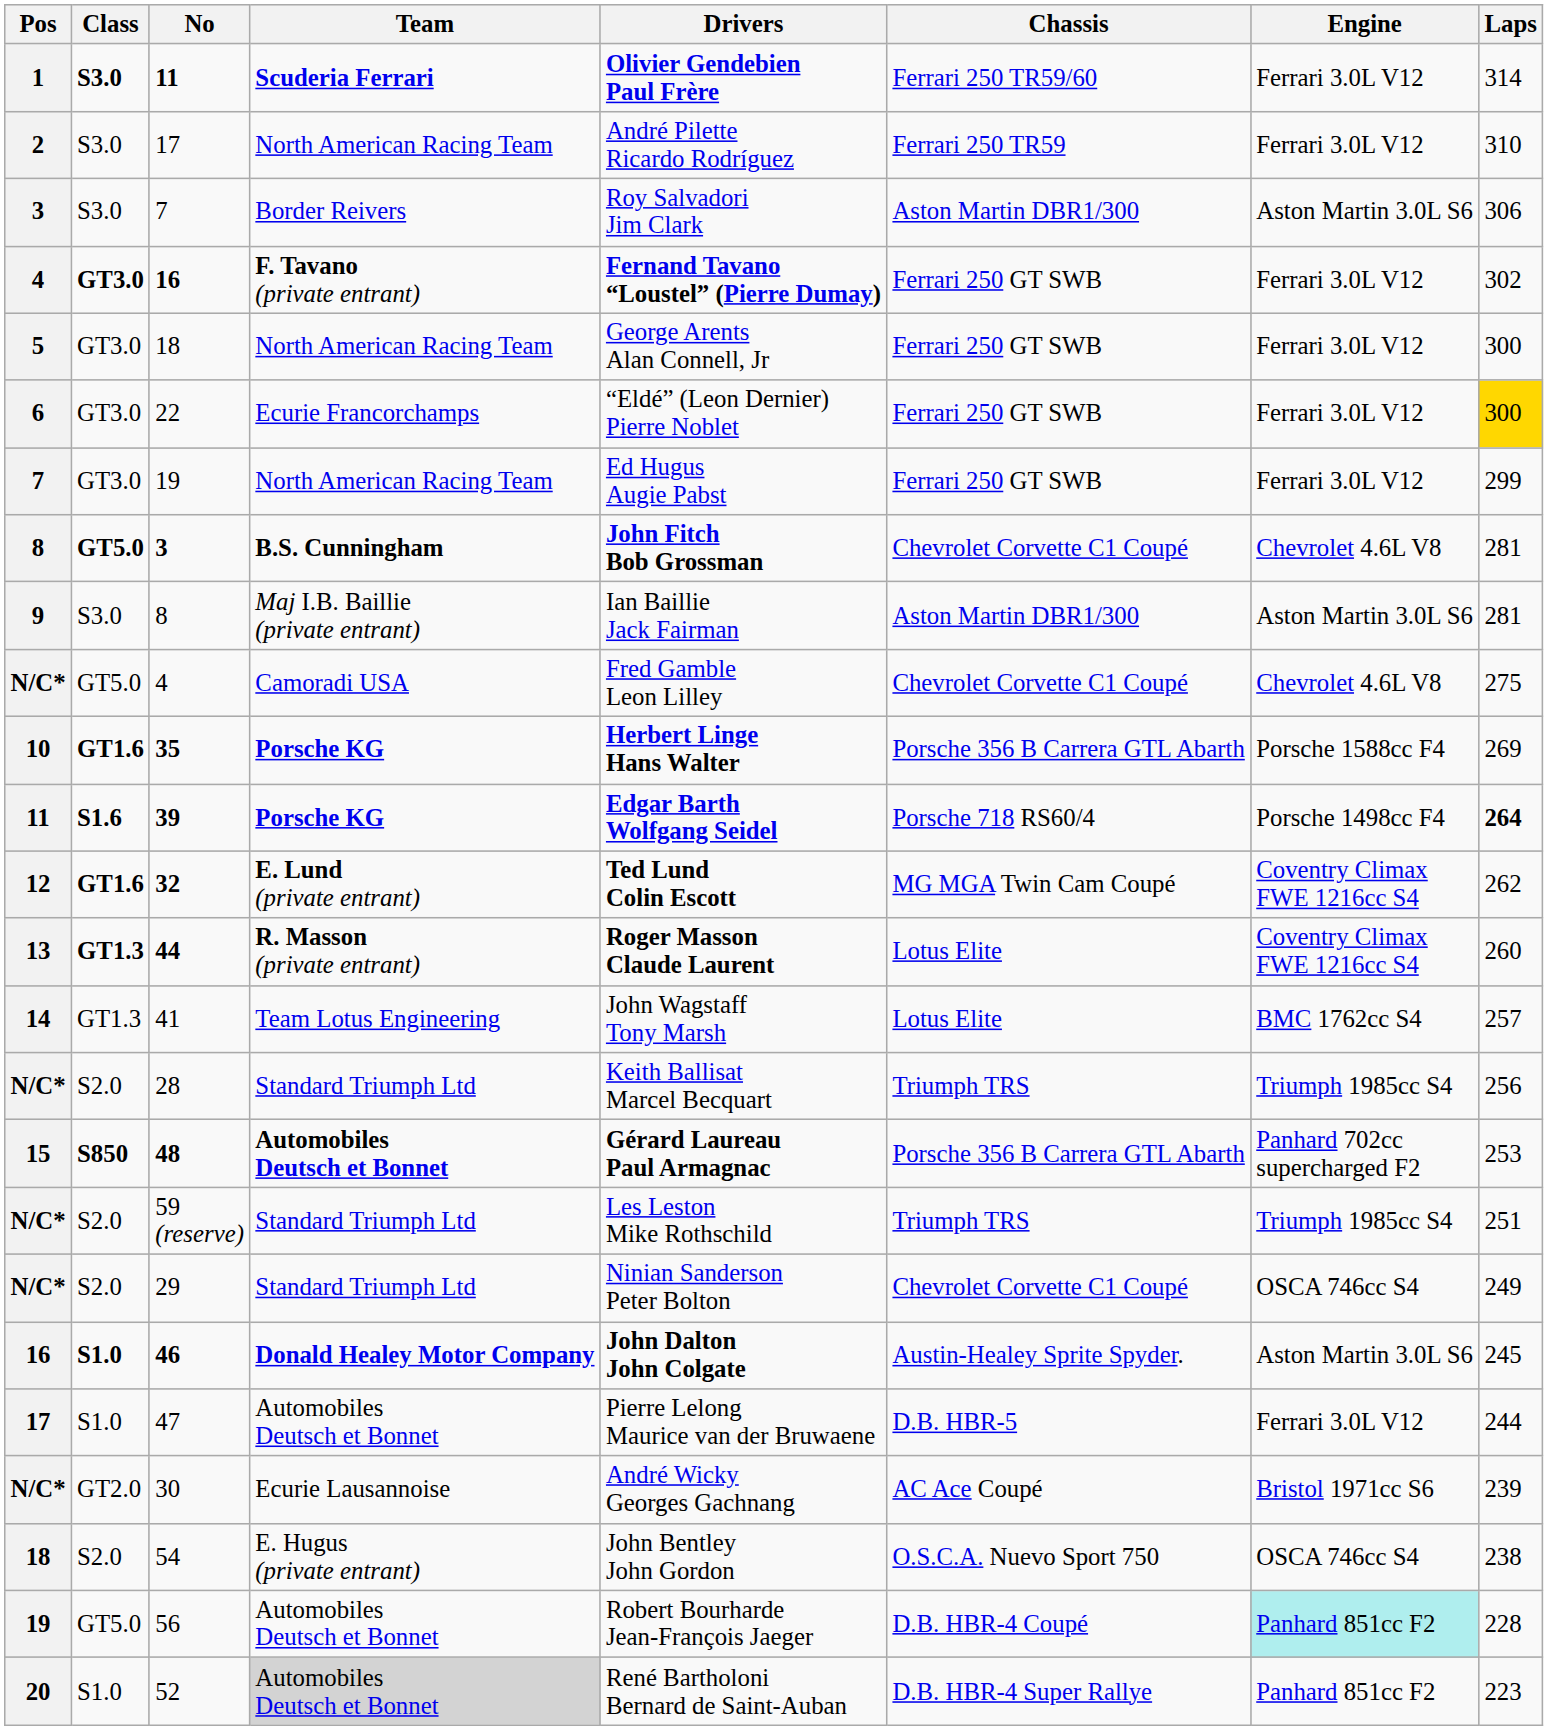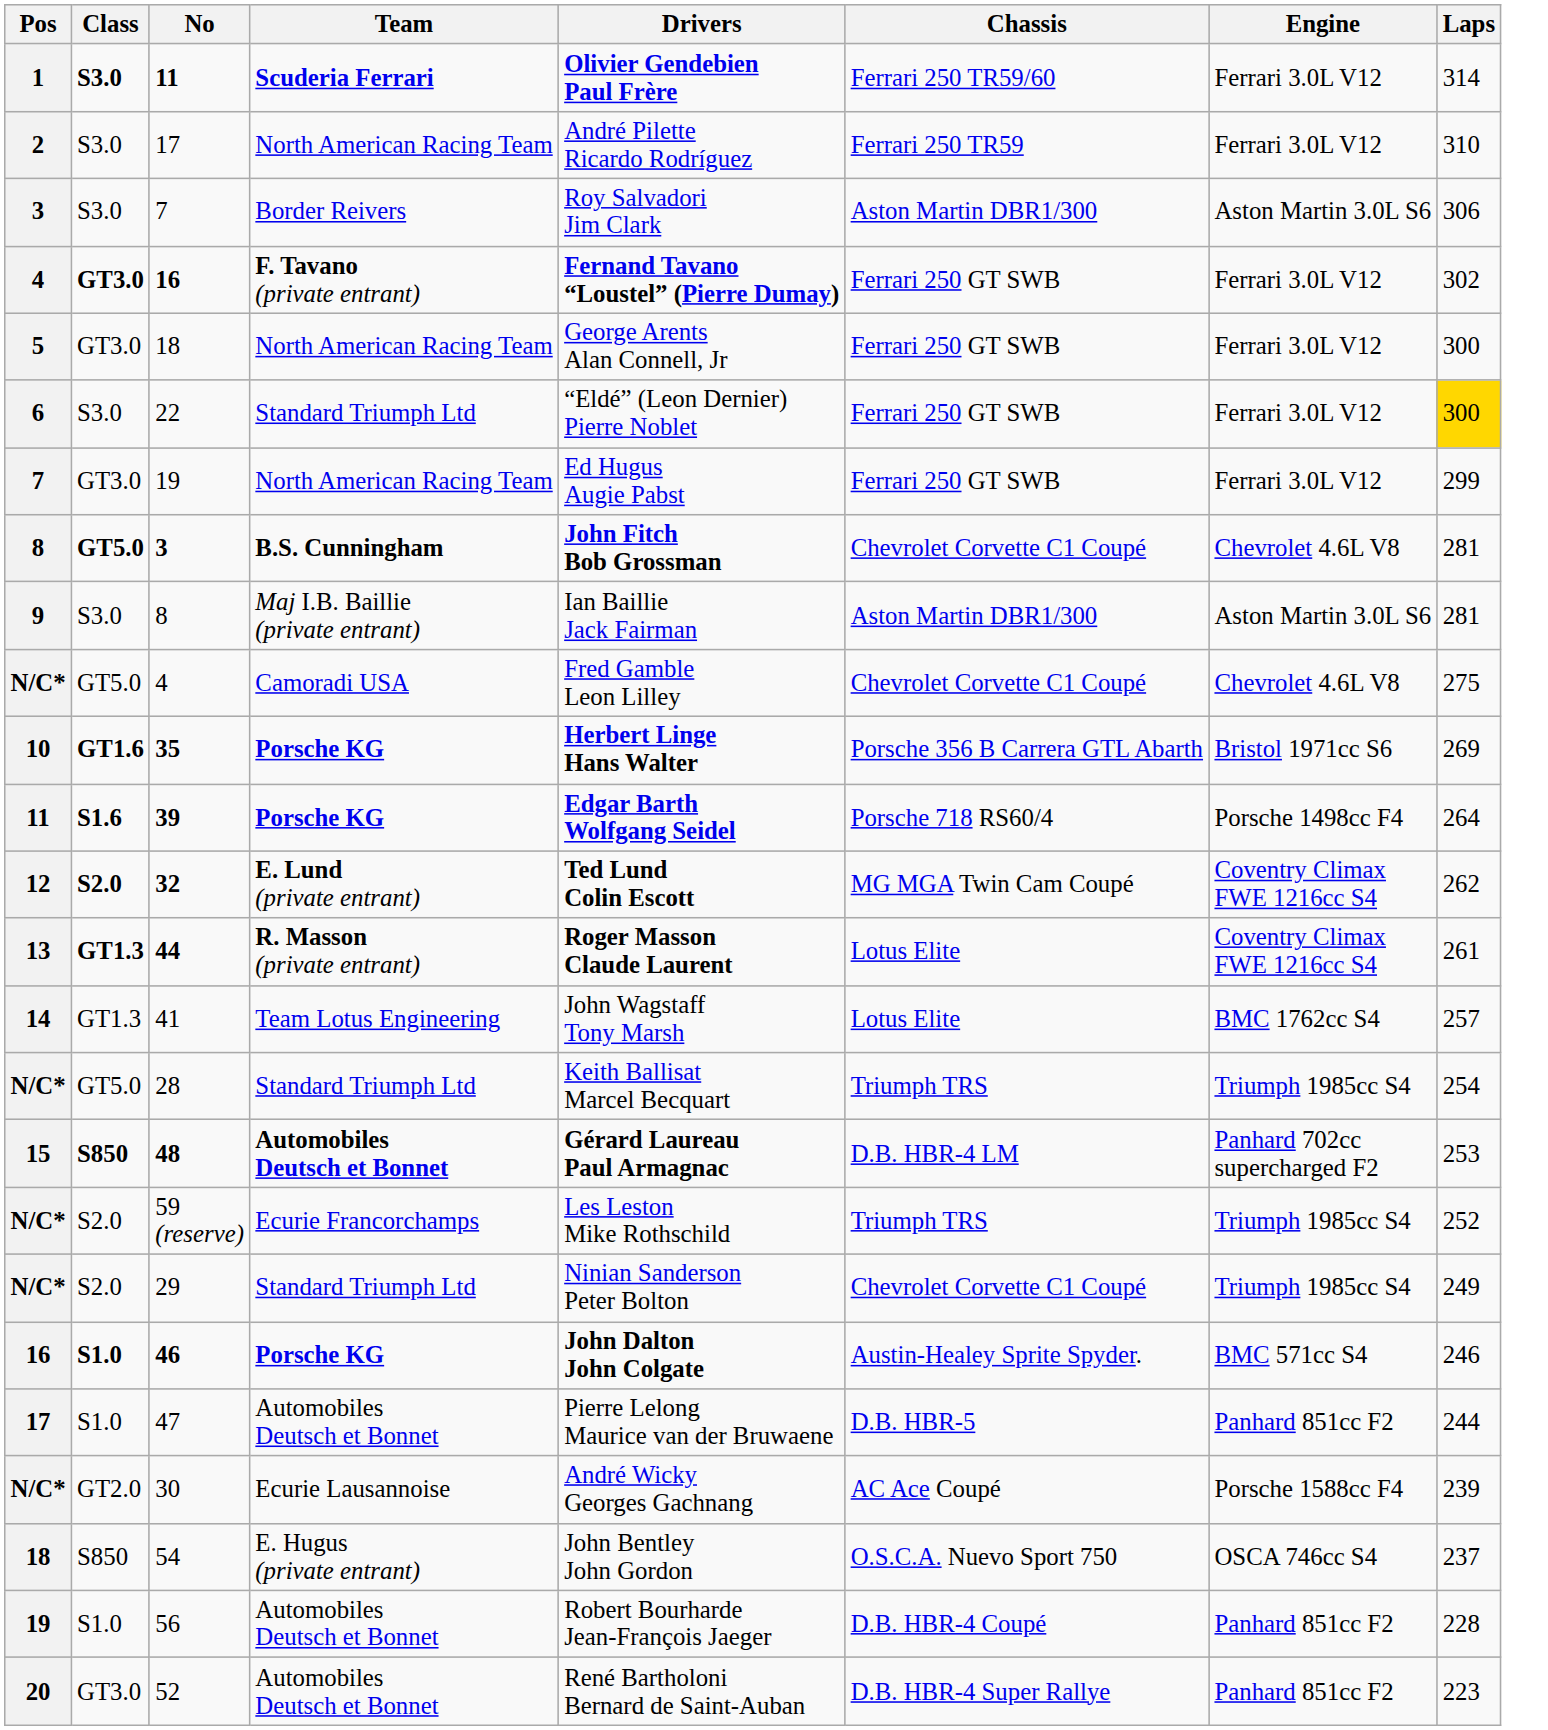(109, 413) GT3.0 -> (99, 413) S3.0
(367, 413) Ecurie Francorchamps -> (366, 413) Standard Triumph Ltd
(1351, 749) Porsche 1588cc F4 -> (1303, 749) Bristol 1971cc S6
(1503, 816) bold -> (1461, 816) normal
(110, 884) GT1.6 -> (99, 884) S2.0
(1503, 951) 260 -> (1461, 951) 261
(99, 1085) S2.0 -> (109, 1085) GT5.0
(1503, 1085) 256 -> (1461, 1085) 254
(1069, 1153) Porsche 356 B Carrera GTL Abarth -> (935, 1153) D.B. HBR-4 LM
(366, 1220) Standard Triumph Ltd -> (367, 1220) Ecurie Francorchamps
(1503, 1220) 251 -> (1461, 1220) 252
(1338, 1287) OSCA 746cc S4 -> (1313, 1287) Triumph 1985cc S4
(425, 1354) Donald Healey Motor Company -> (320, 1354) Porsche KG
(1365, 1354) Aston Martin 3.0L S6 -> (1291, 1354) BMC 571cc S4
(1503, 1354) 245 -> (1461, 1354) 246
(1340, 1422) Ferrari 3.0L V12 -> (1304, 1422) Panhard 851cc F2
(1345, 1489) Bristol 1971cc S6 -> (1309, 1489) Porsche 1588cc F4
(99, 1556) S2.0 -> (103, 1556) S850
(1503, 1556) 238 -> (1461, 1556) 237
(109, 1623) GT5.0 -> (99, 1623) S1.0
(1346, 1623) paleturquoise background -> (1304, 1623) no background
(99, 1690) S1.0 -> (109, 1690) GT3.0
(347, 1690) lightgrey background -> (347, 1690) no background
